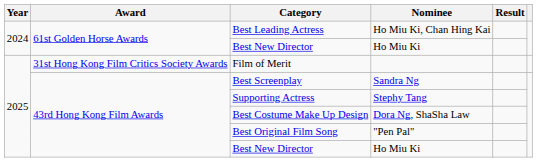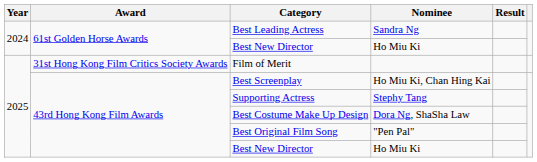(432, 30) Ho Miu Ki, Chan Hing Kai -> (396, 30) Sandra Ng
(396, 81) Sandra Ng -> (432, 81) Ho Miu Ki, Chan Hing Kai
